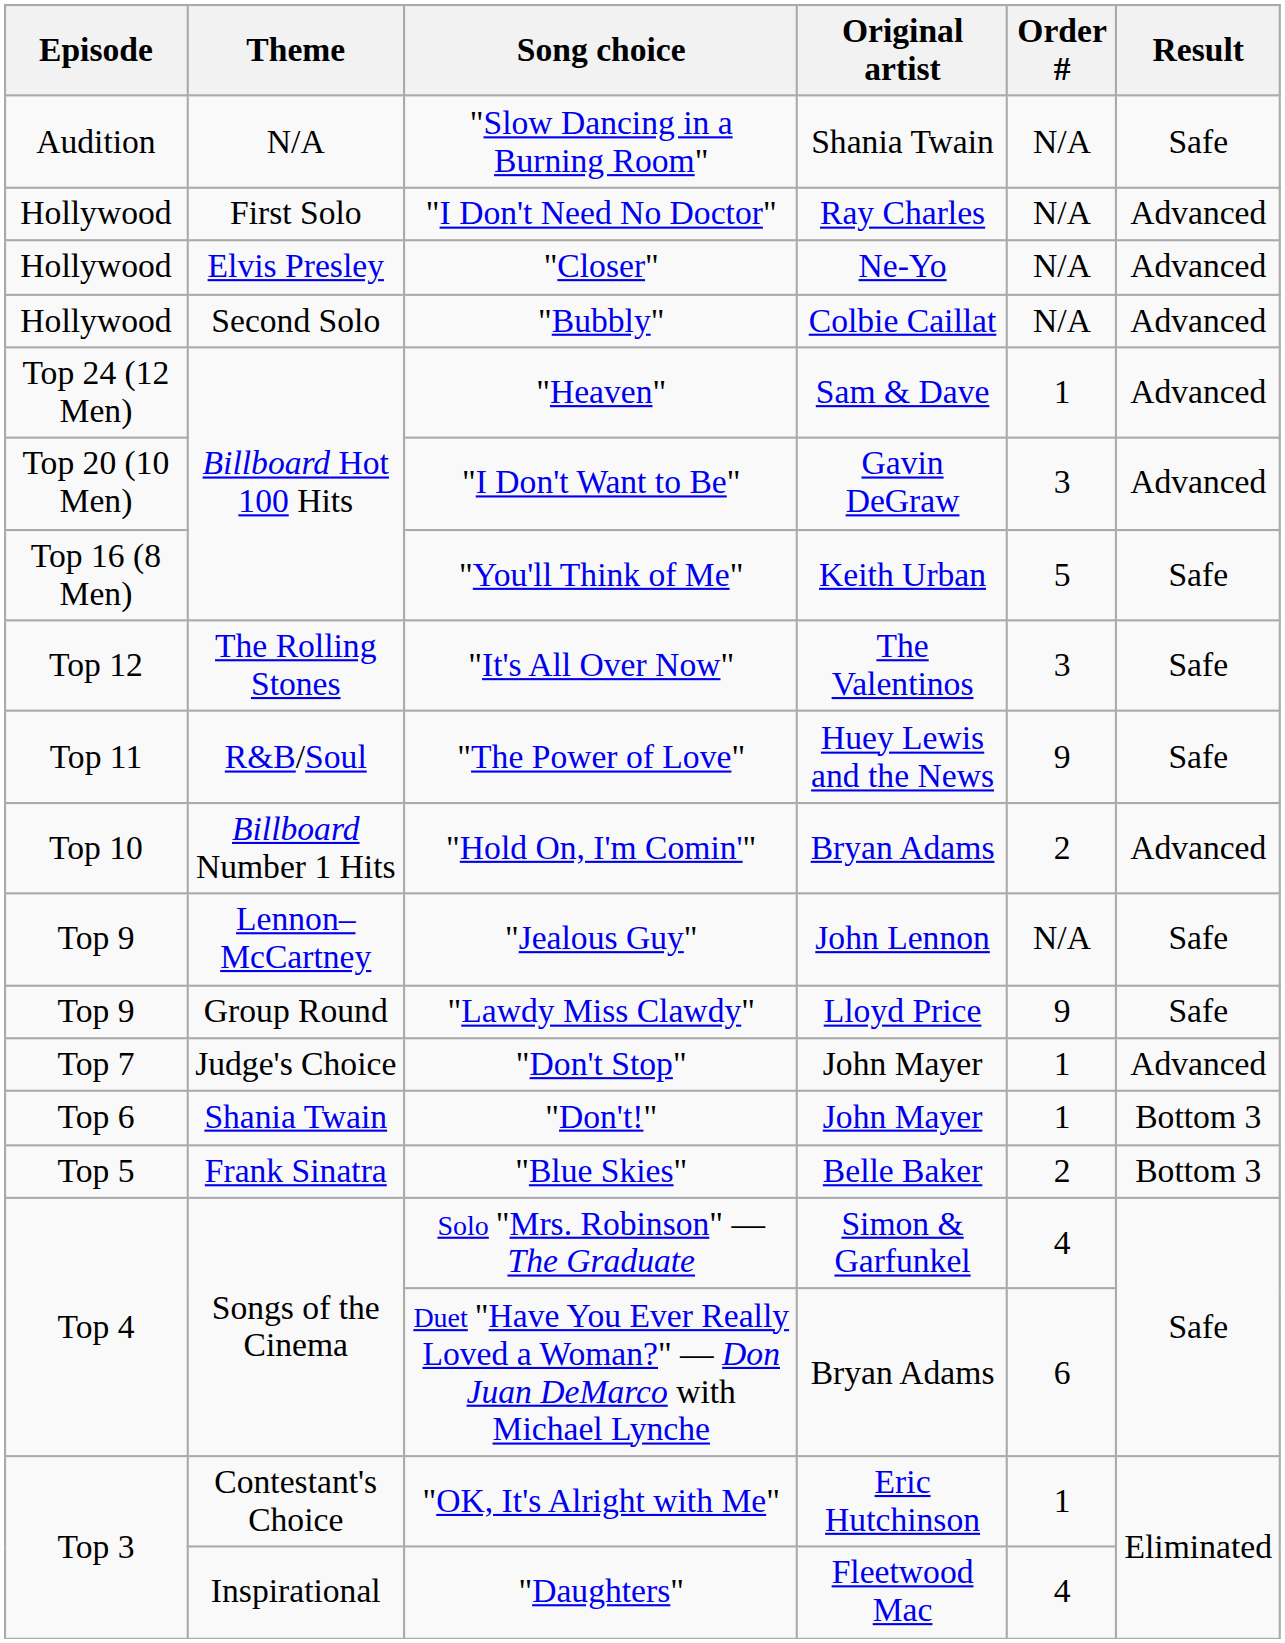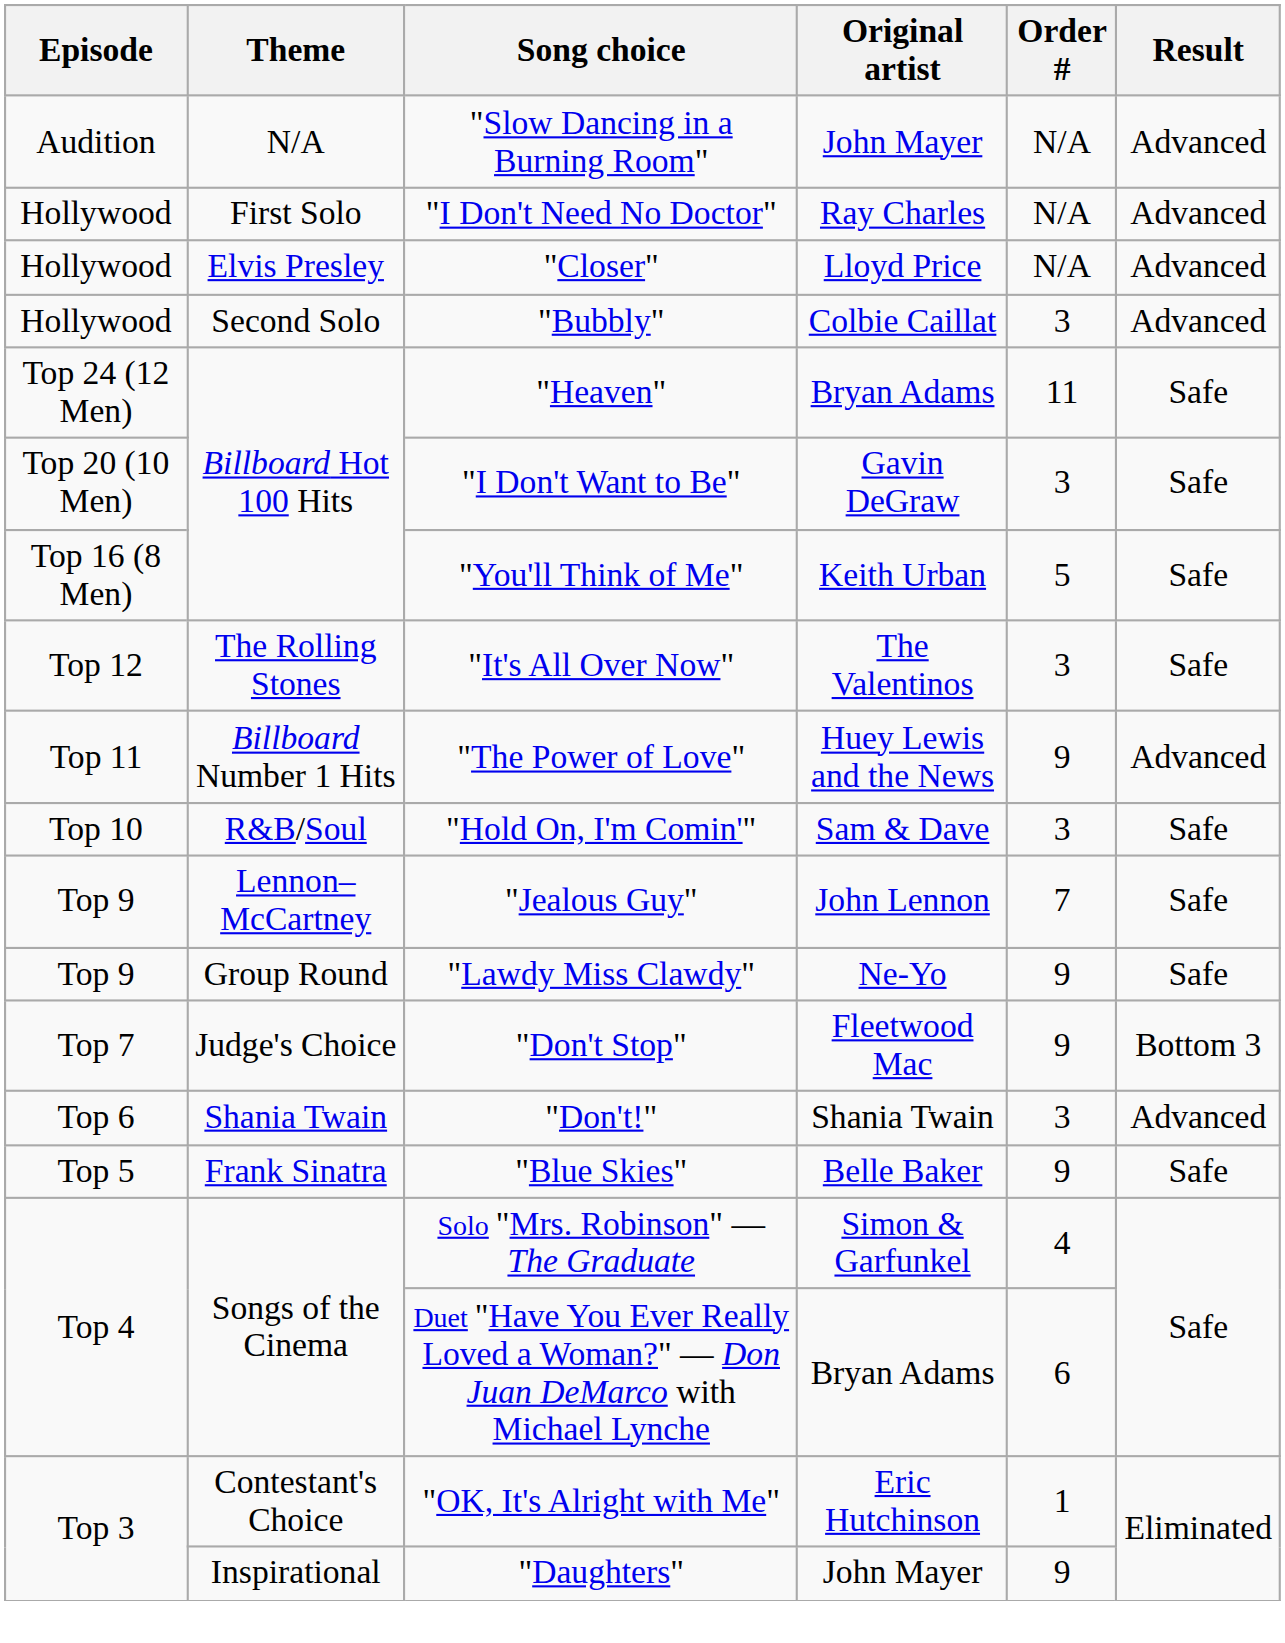(903, 141) Shania Twain -> (903, 141) John Mayer
(1198, 141) Safe -> (1198, 141) Advanced
(903, 266) Ne-Yo -> (903, 266) Lloyd Price
(1062, 319) N/A -> (1062, 319) 3
(903, 392) Sam & Dave -> (903, 392) Bryan Adams
(1062, 392) 1 -> (1062, 392) 11
(1198, 392) Advanced -> (1198, 392) Safe
(1198, 483) Advanced -> (1198, 483) Safe
(296, 756) R&B/Soul -> (296, 756) Billboard Number 1 Hits
(1198, 756) Safe -> (1198, 756) Advanced
(296, 847) Billboard Number 1 Hits -> (296, 828) R&B/Soul
(903, 847) Bryan Adams -> (903, 828) Sam & Dave
(1062, 847) 2 -> (1062, 828) 3
(1198, 847) Advanced -> (1198, 828) Safe
(1062, 938) N/A -> (1062, 900) 7
(903, 1010) Lloyd Price -> (903, 972) Ne-Yo
(903, 1064) John Mayer -> (903, 1045) Fleetwood Mac
(1062, 1064) 1 -> (1062, 1045) 9
(1198, 1064) Advanced -> (1198, 1045) Bottom 3
(903, 1117) John Mayer -> (903, 1117) Shania Twain
(1062, 1117) 1 -> (1062, 1117) 3
(1198, 1117) Bottom 3 -> (1198, 1117) Advanced
(1062, 1170) 2 -> (1062, 1170) 9
(1198, 1170) Bottom 3 -> (1198, 1170) Safe
(903, 1591) Fleetwood Mac -> (903, 1572) John Mayer
(1062, 1591) 4 -> (1062, 1572) 9
